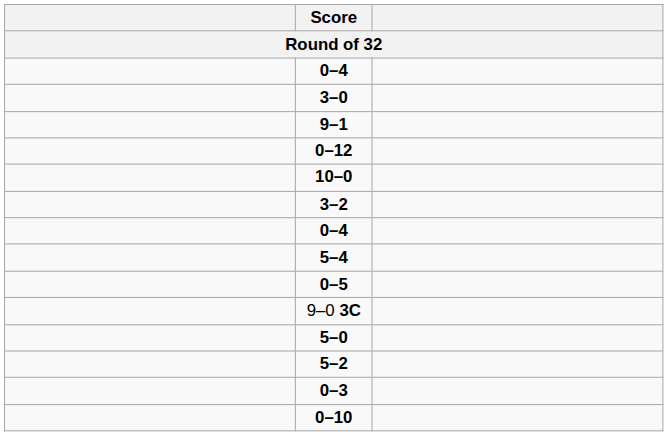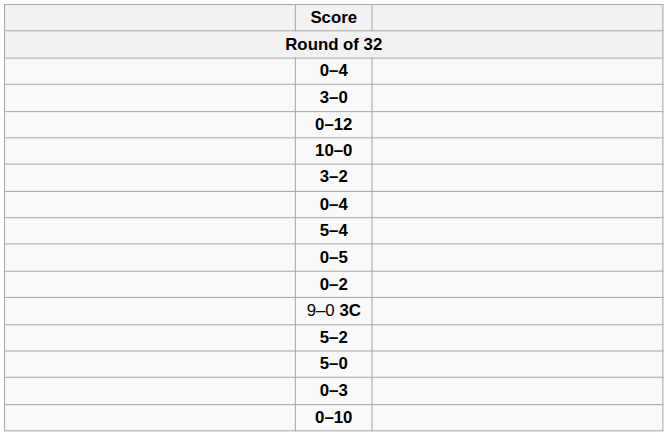- row: (150, 124)
+ row: (150, 284)
rows swapped: (150, 364) <-> (150, 338)
